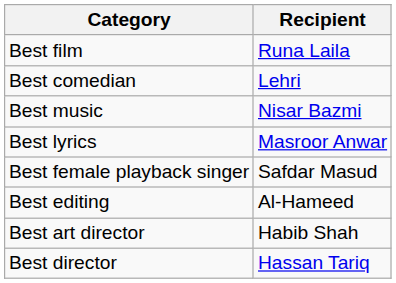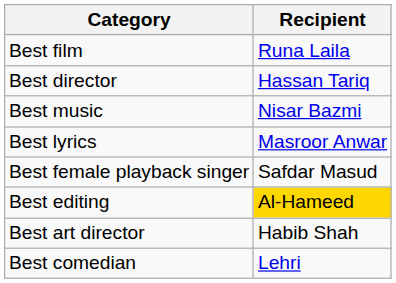rows swapped: (63, 263) <-> (73, 80)
(306, 202) no background -> (306, 202) gold background
